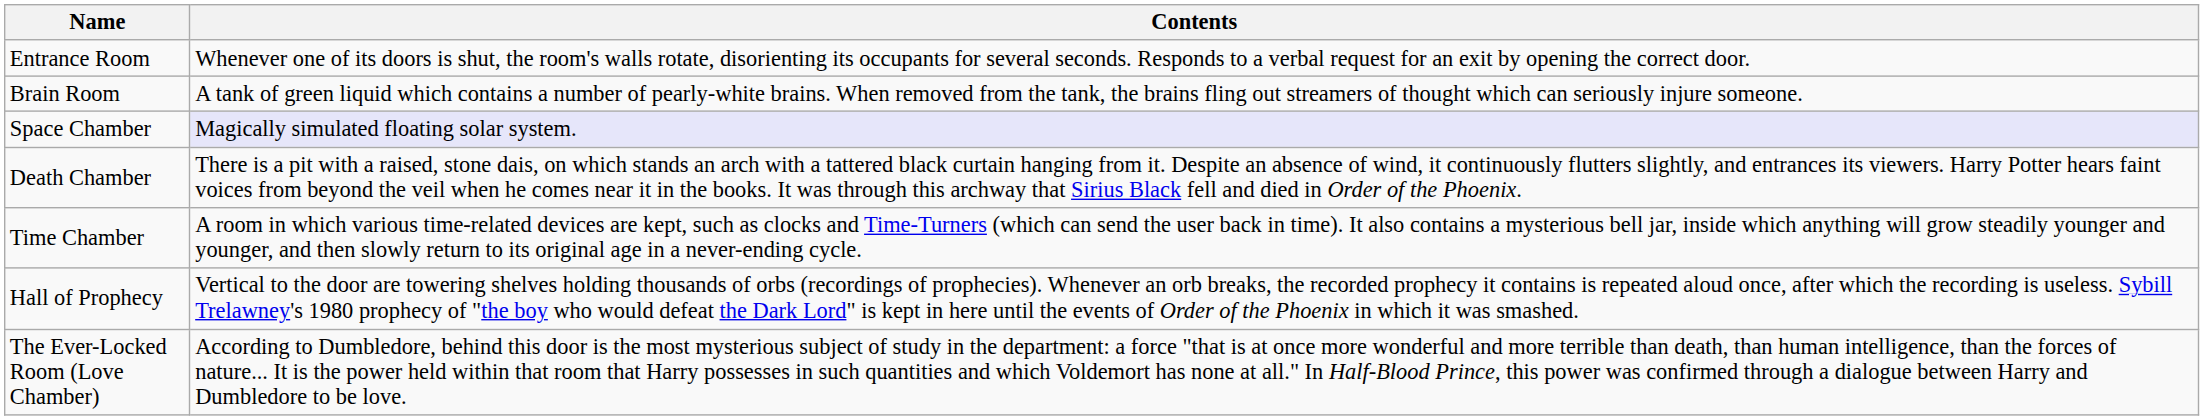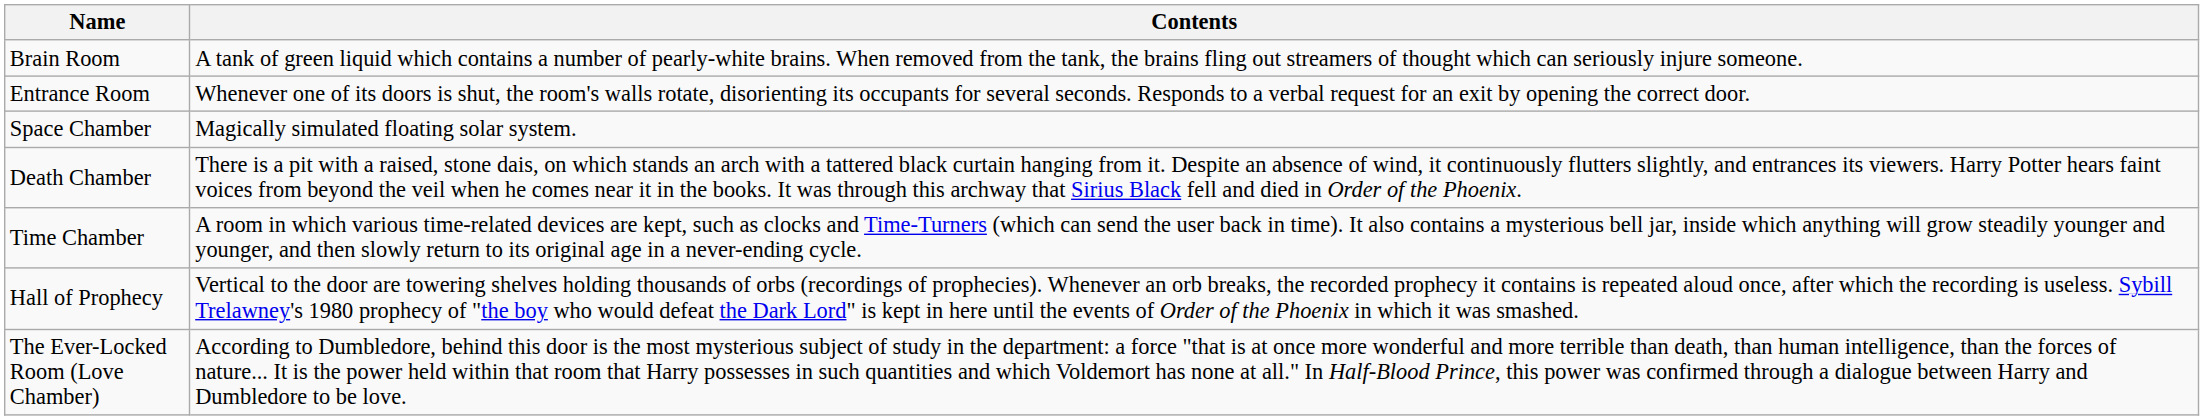rows swapped: (65, 93) <-> (80, 57)
(386, 128) lavender background -> (386, 128) no background
